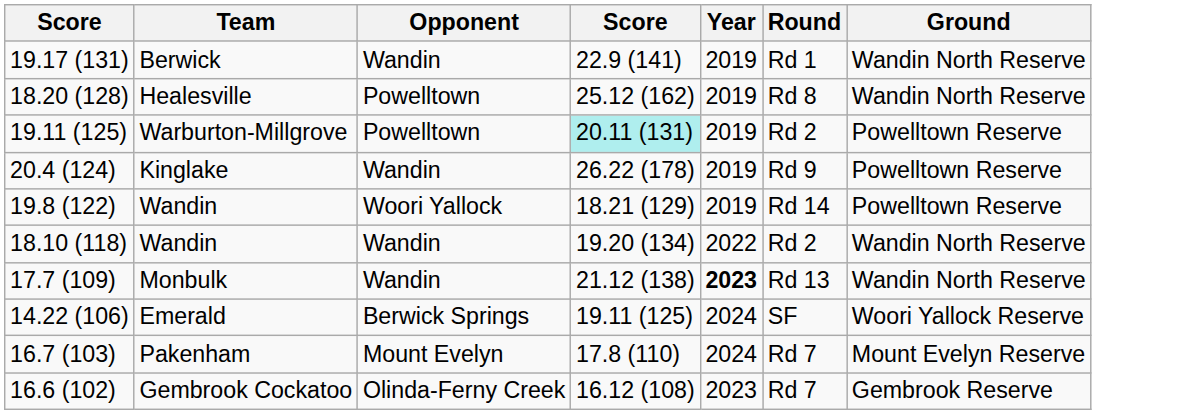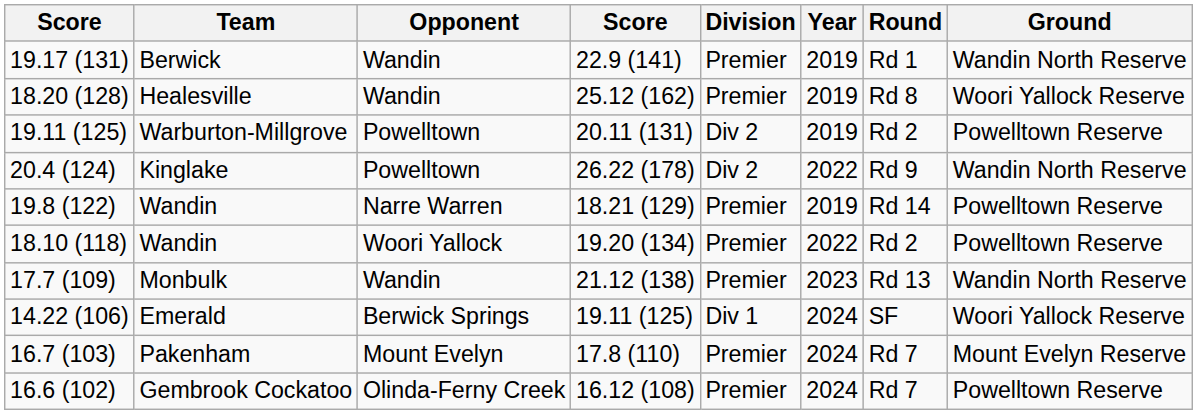+ column: (751, 22)
(422, 96) Powelltown -> (402, 96) Wandin
(969, 96) Wandin North Reserve -> (1069, 96) Woori Yallock Reserve
(635, 133) paleturquoise background -> (635, 133) no background
(402, 170) Wandin -> (422, 170) Powelltown
(731, 170) 2019 -> (832, 170) 2022
(957, 170) Powelltown Reserve -> (1070, 170) Wandin North Reserve
(433, 206) Woori Yallock -> (433, 206) Narre Warren
(402, 243) Wandin -> (433, 243) Woori Yallock
(969, 243) Wandin North Reserve -> (1058, 243) Powelltown Reserve
(731, 280) bold -> (832, 280) normal
(731, 390) 2023 -> (832, 390) 2024
(952, 390) Gembrook Reserve -> (1058, 390) Powelltown Reserve
